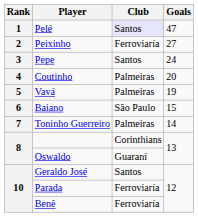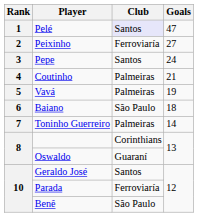(171, 76) 20 -> (171, 76) 21
(171, 108) 15 -> (171, 108) 18
(137, 204) Ferroviaría -> (135, 204) São Paulo
